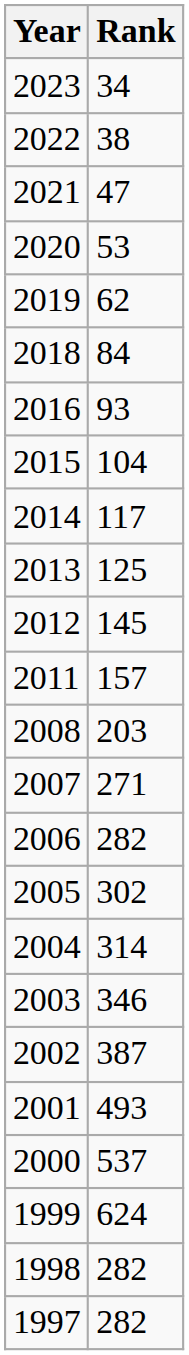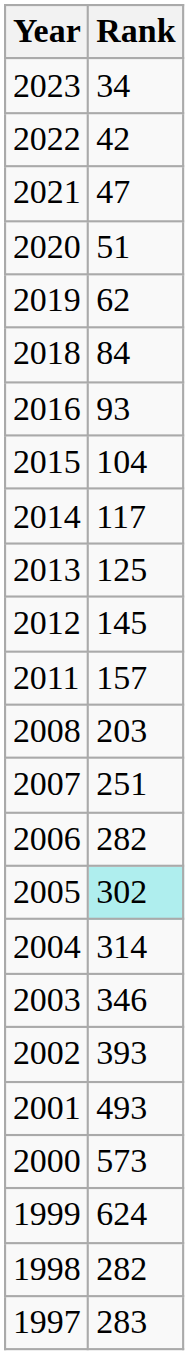(113, 138) 38 -> (113, 138) 42
(113, 246) 53 -> (113, 246) 51
(122, 784) 271 -> (122, 784) 251
(122, 892) no background -> (122, 892) paleturquoise background
(122, 1053) 387 -> (122, 1053) 393
(122, 1161) 537 -> (122, 1161) 573
(122, 1322) 282 -> (122, 1322) 283
